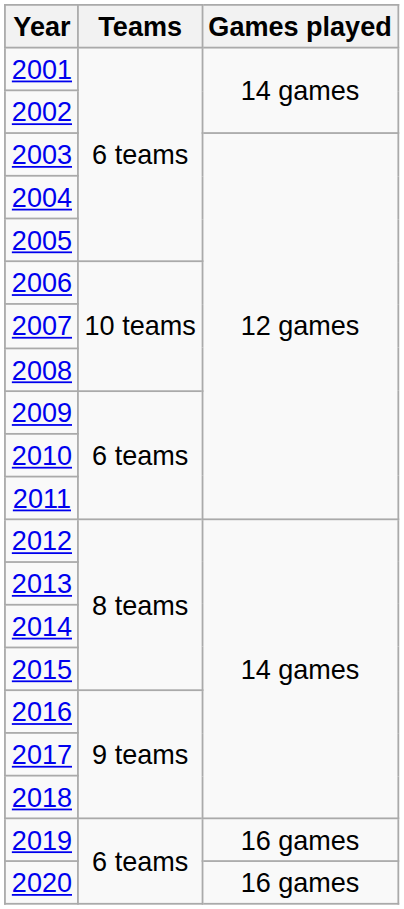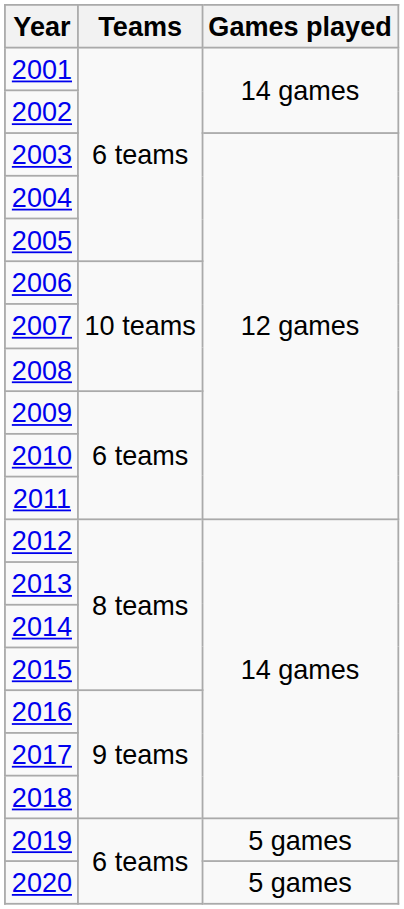(300, 840) 16 games -> (300, 840) 5 games
(300, 883) 16 games -> (300, 883) 5 games
